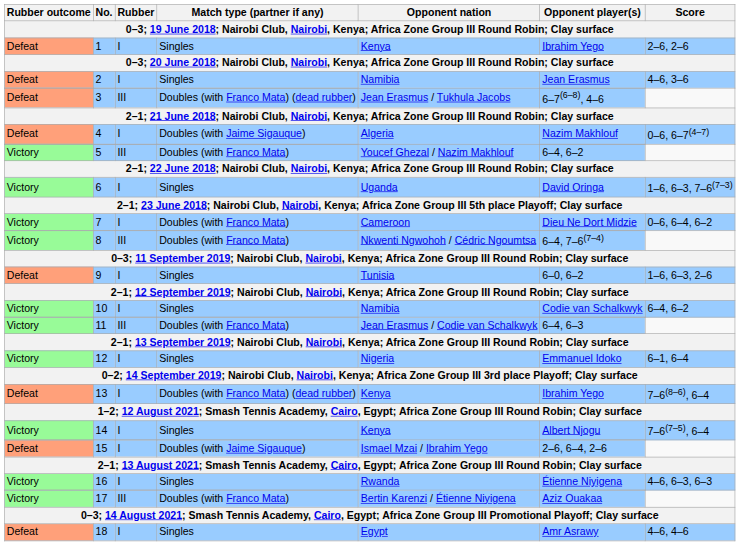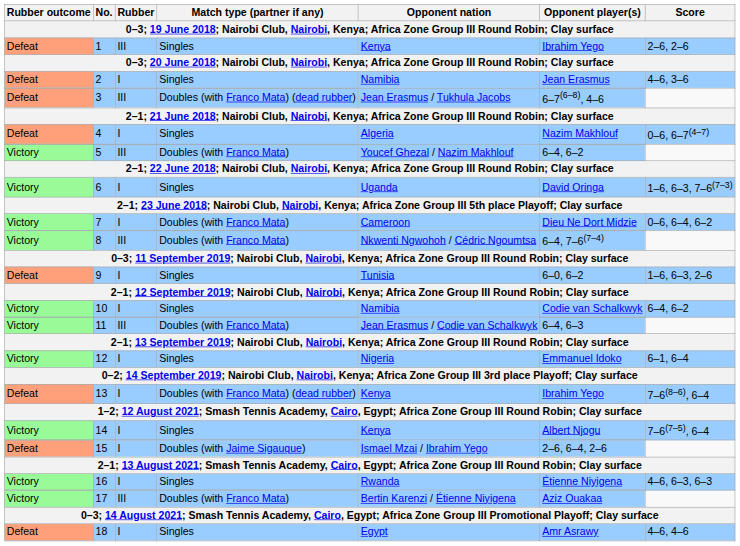(119, 46) I -> (122, 46) III
(232, 134) Doubles (with Jaime Sigauque) -> (177, 134) Singles
